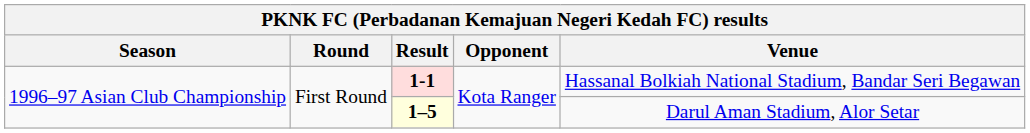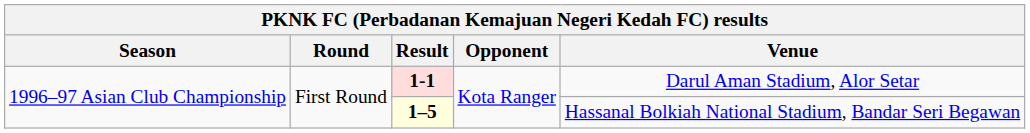(793, 81) Hassanal Bolkiah National Stadium, Bandar Seri Begawan -> (793, 81) Darul Aman Stadium, Alor Setar
(793, 111) Darul Aman Stadium, Alor Setar -> (793, 111) Hassanal Bolkiah National Stadium, Bandar Seri Begawan
